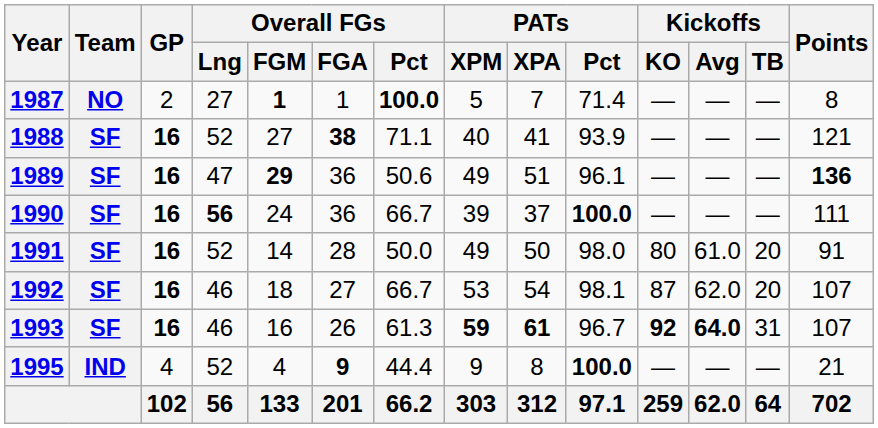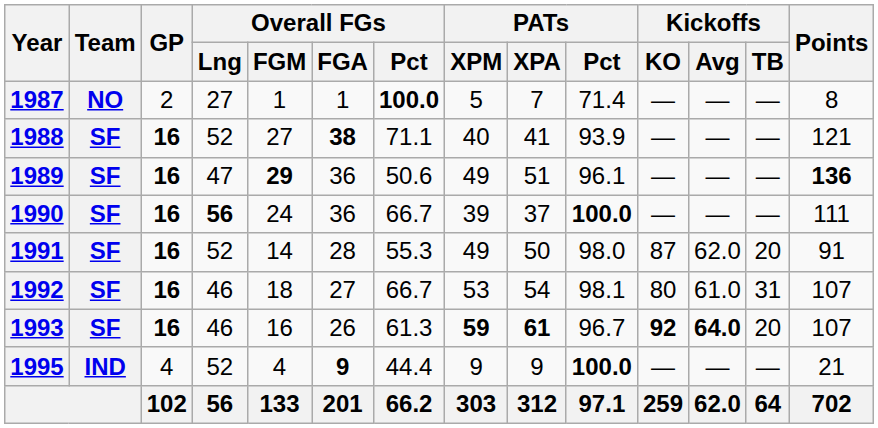(280, 99) bold -> (280, 99) normal
(409, 251) 50.0 -> (409, 251) 55.3
(663, 251) 80 -> (663, 251) 87
(717, 251) 61.0 -> (717, 251) 62.0
(663, 289) 87 -> (663, 289) 80
(717, 289) 62.0 -> (717, 289) 61.0
(768, 289) 20 -> (768, 289) 31
(768, 328) 31 -> (768, 328) 20
(537, 366) 8 -> (537, 366) 9
